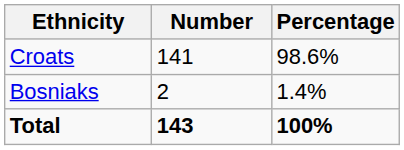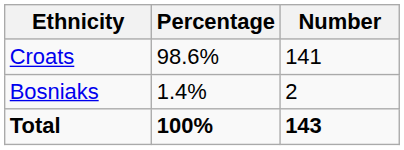columns swapped: (212, 21) <-> (336, 21)
